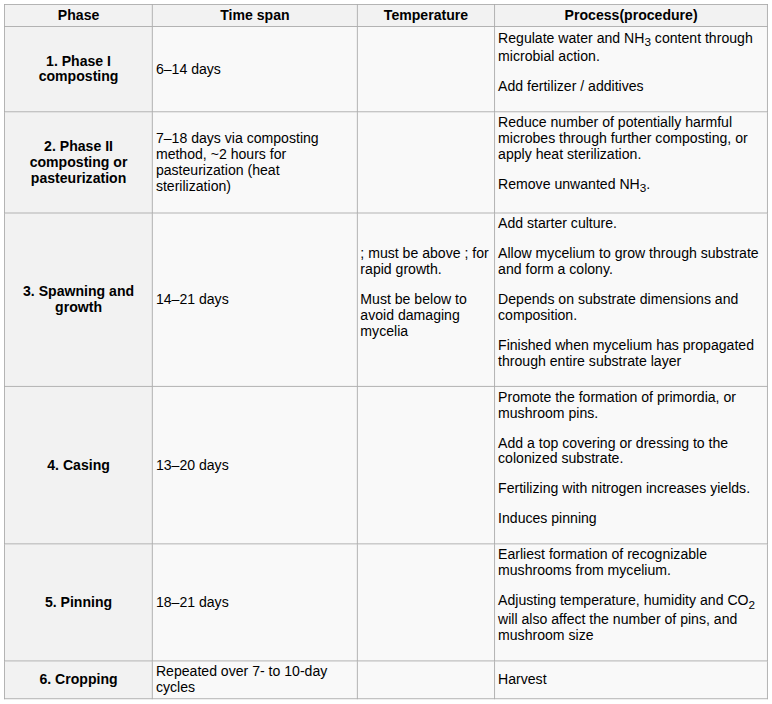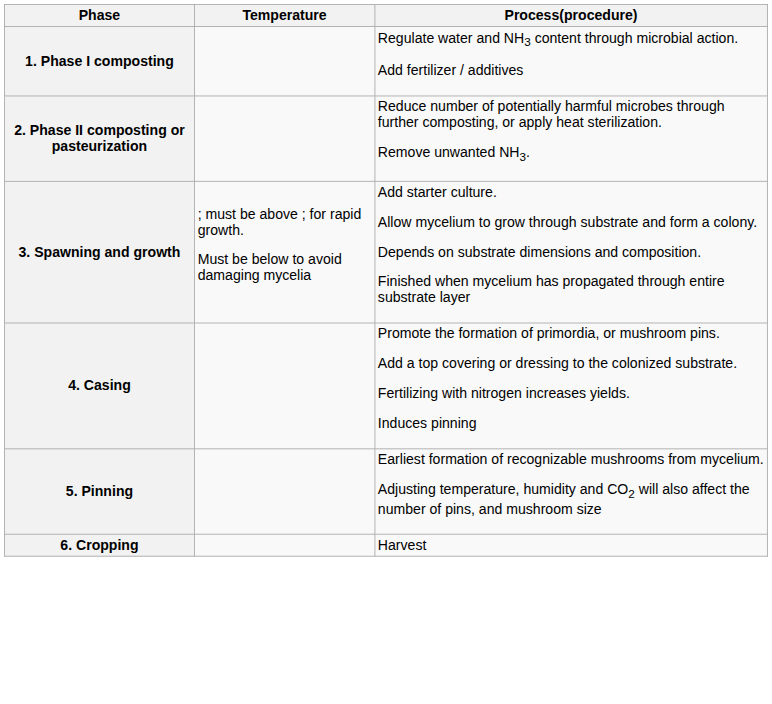- column: (255, 15)
